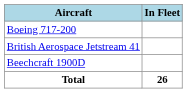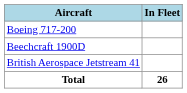rows swapped: (46, 63) <-> (73, 46)
